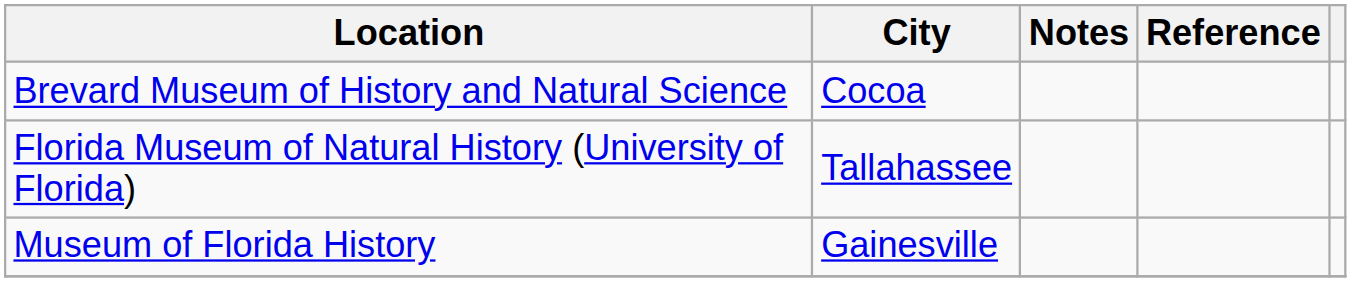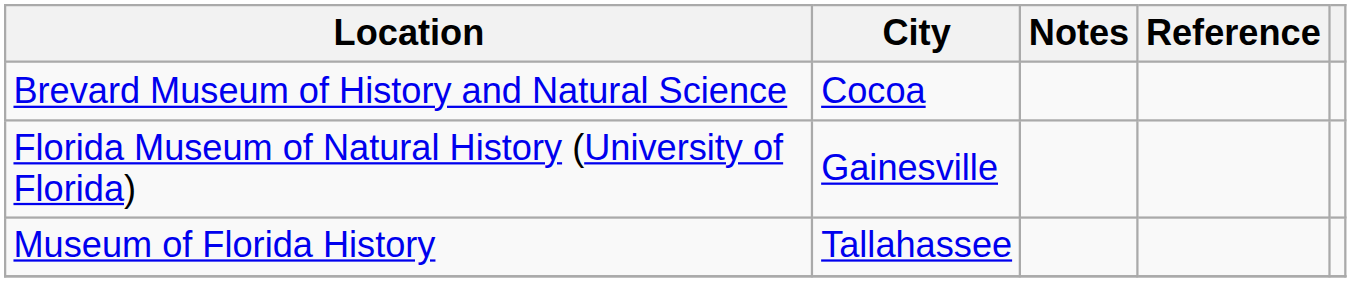(917, 168) Tallahassee -> (910, 168) Gainesville
(910, 245) Gainesville -> (917, 245) Tallahassee
